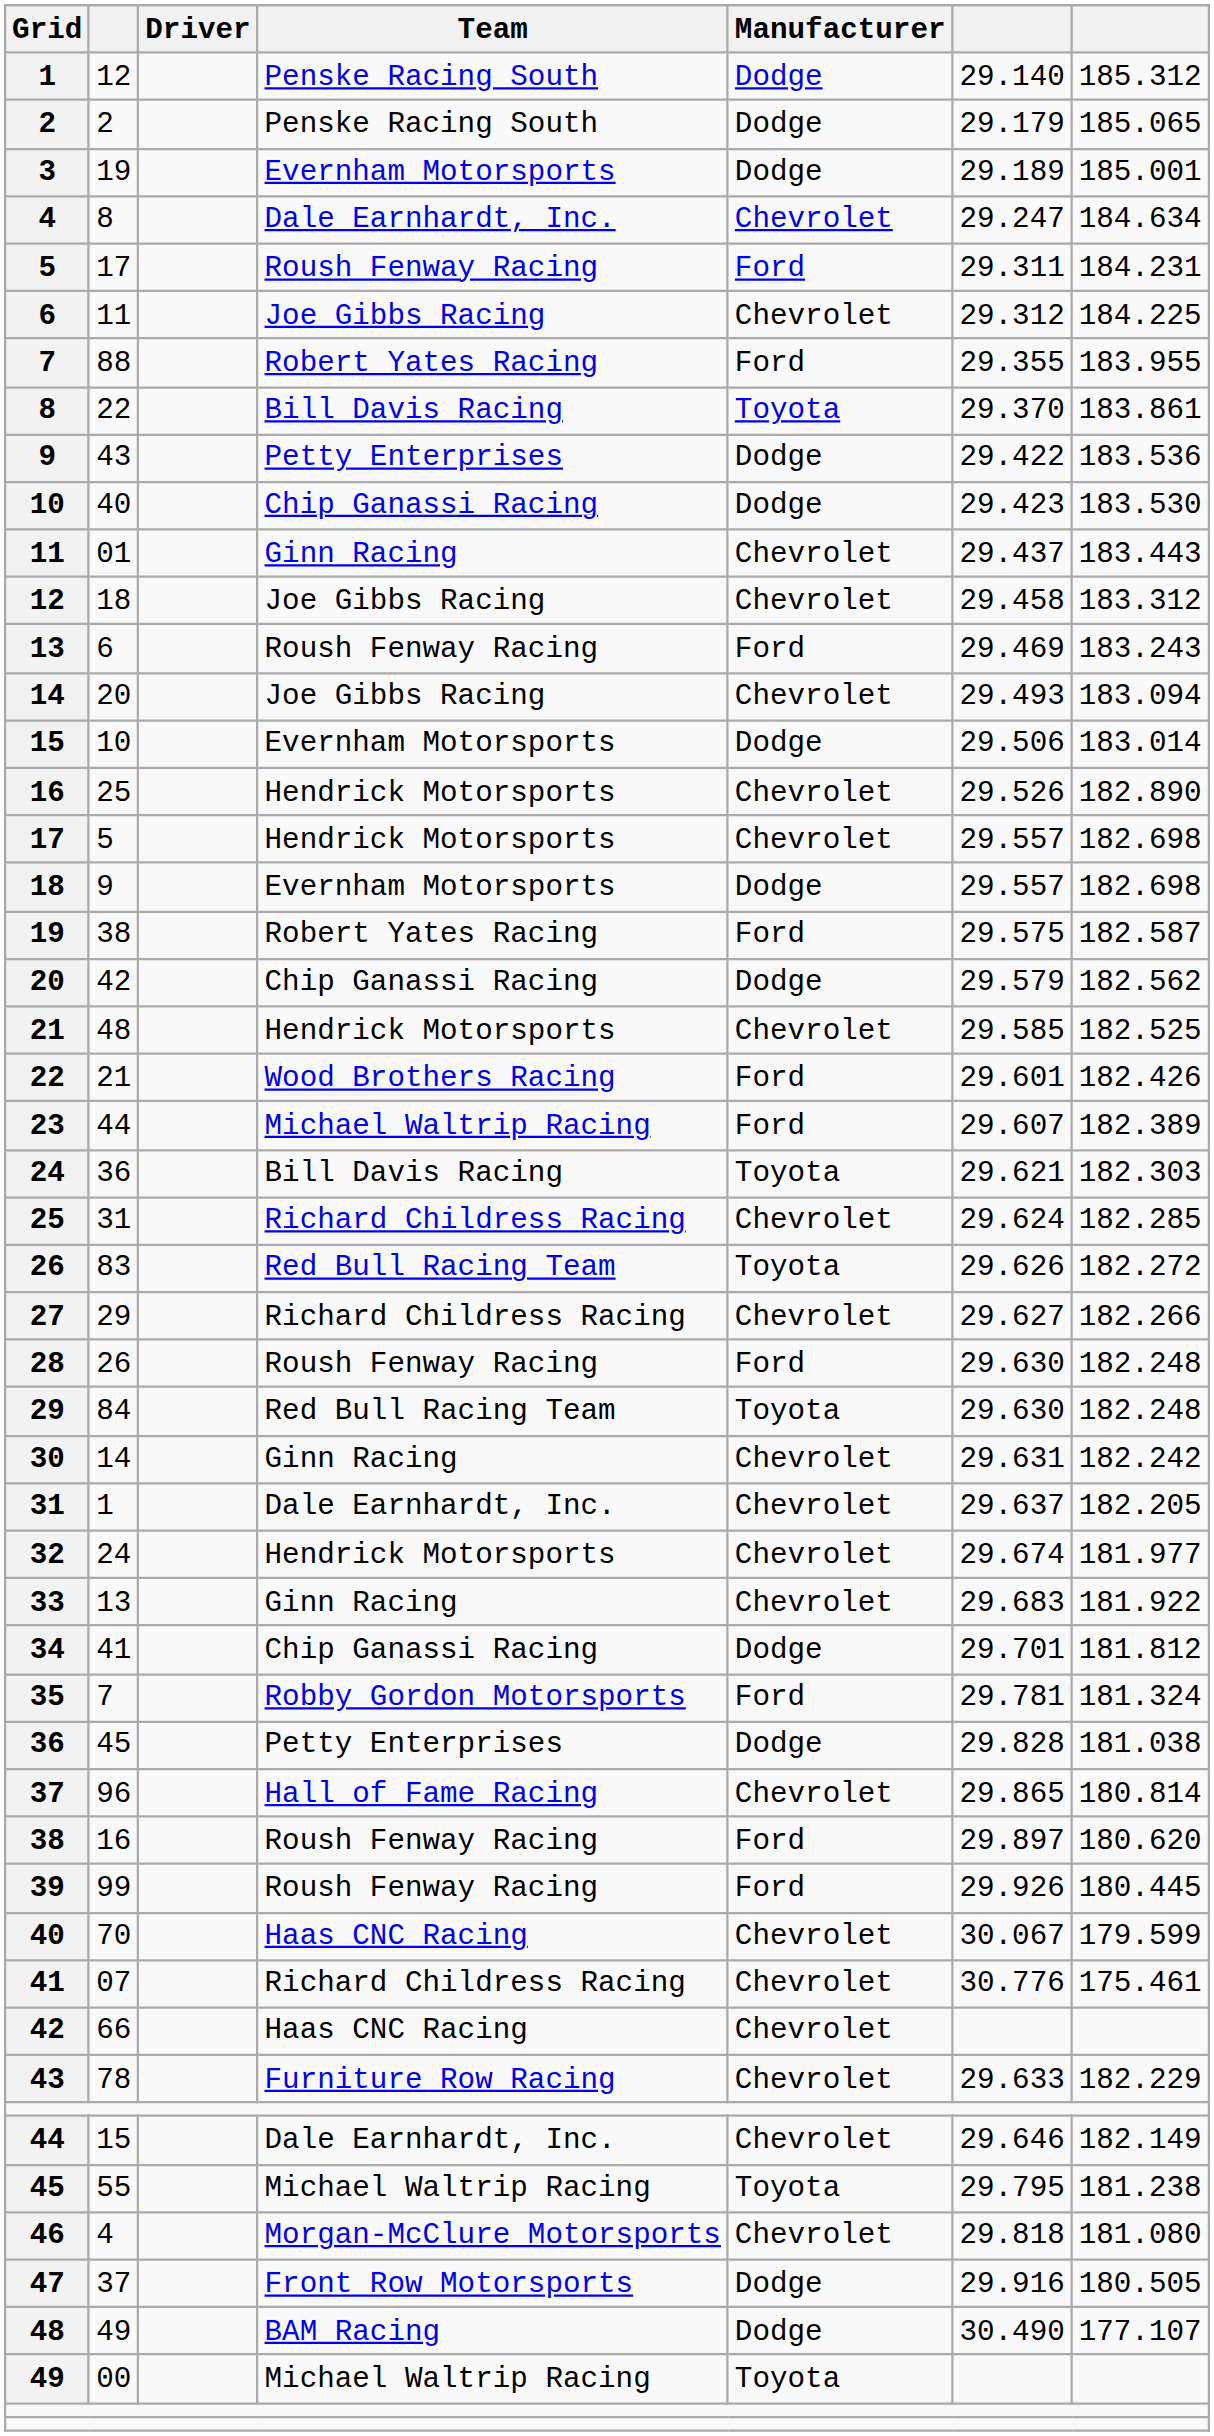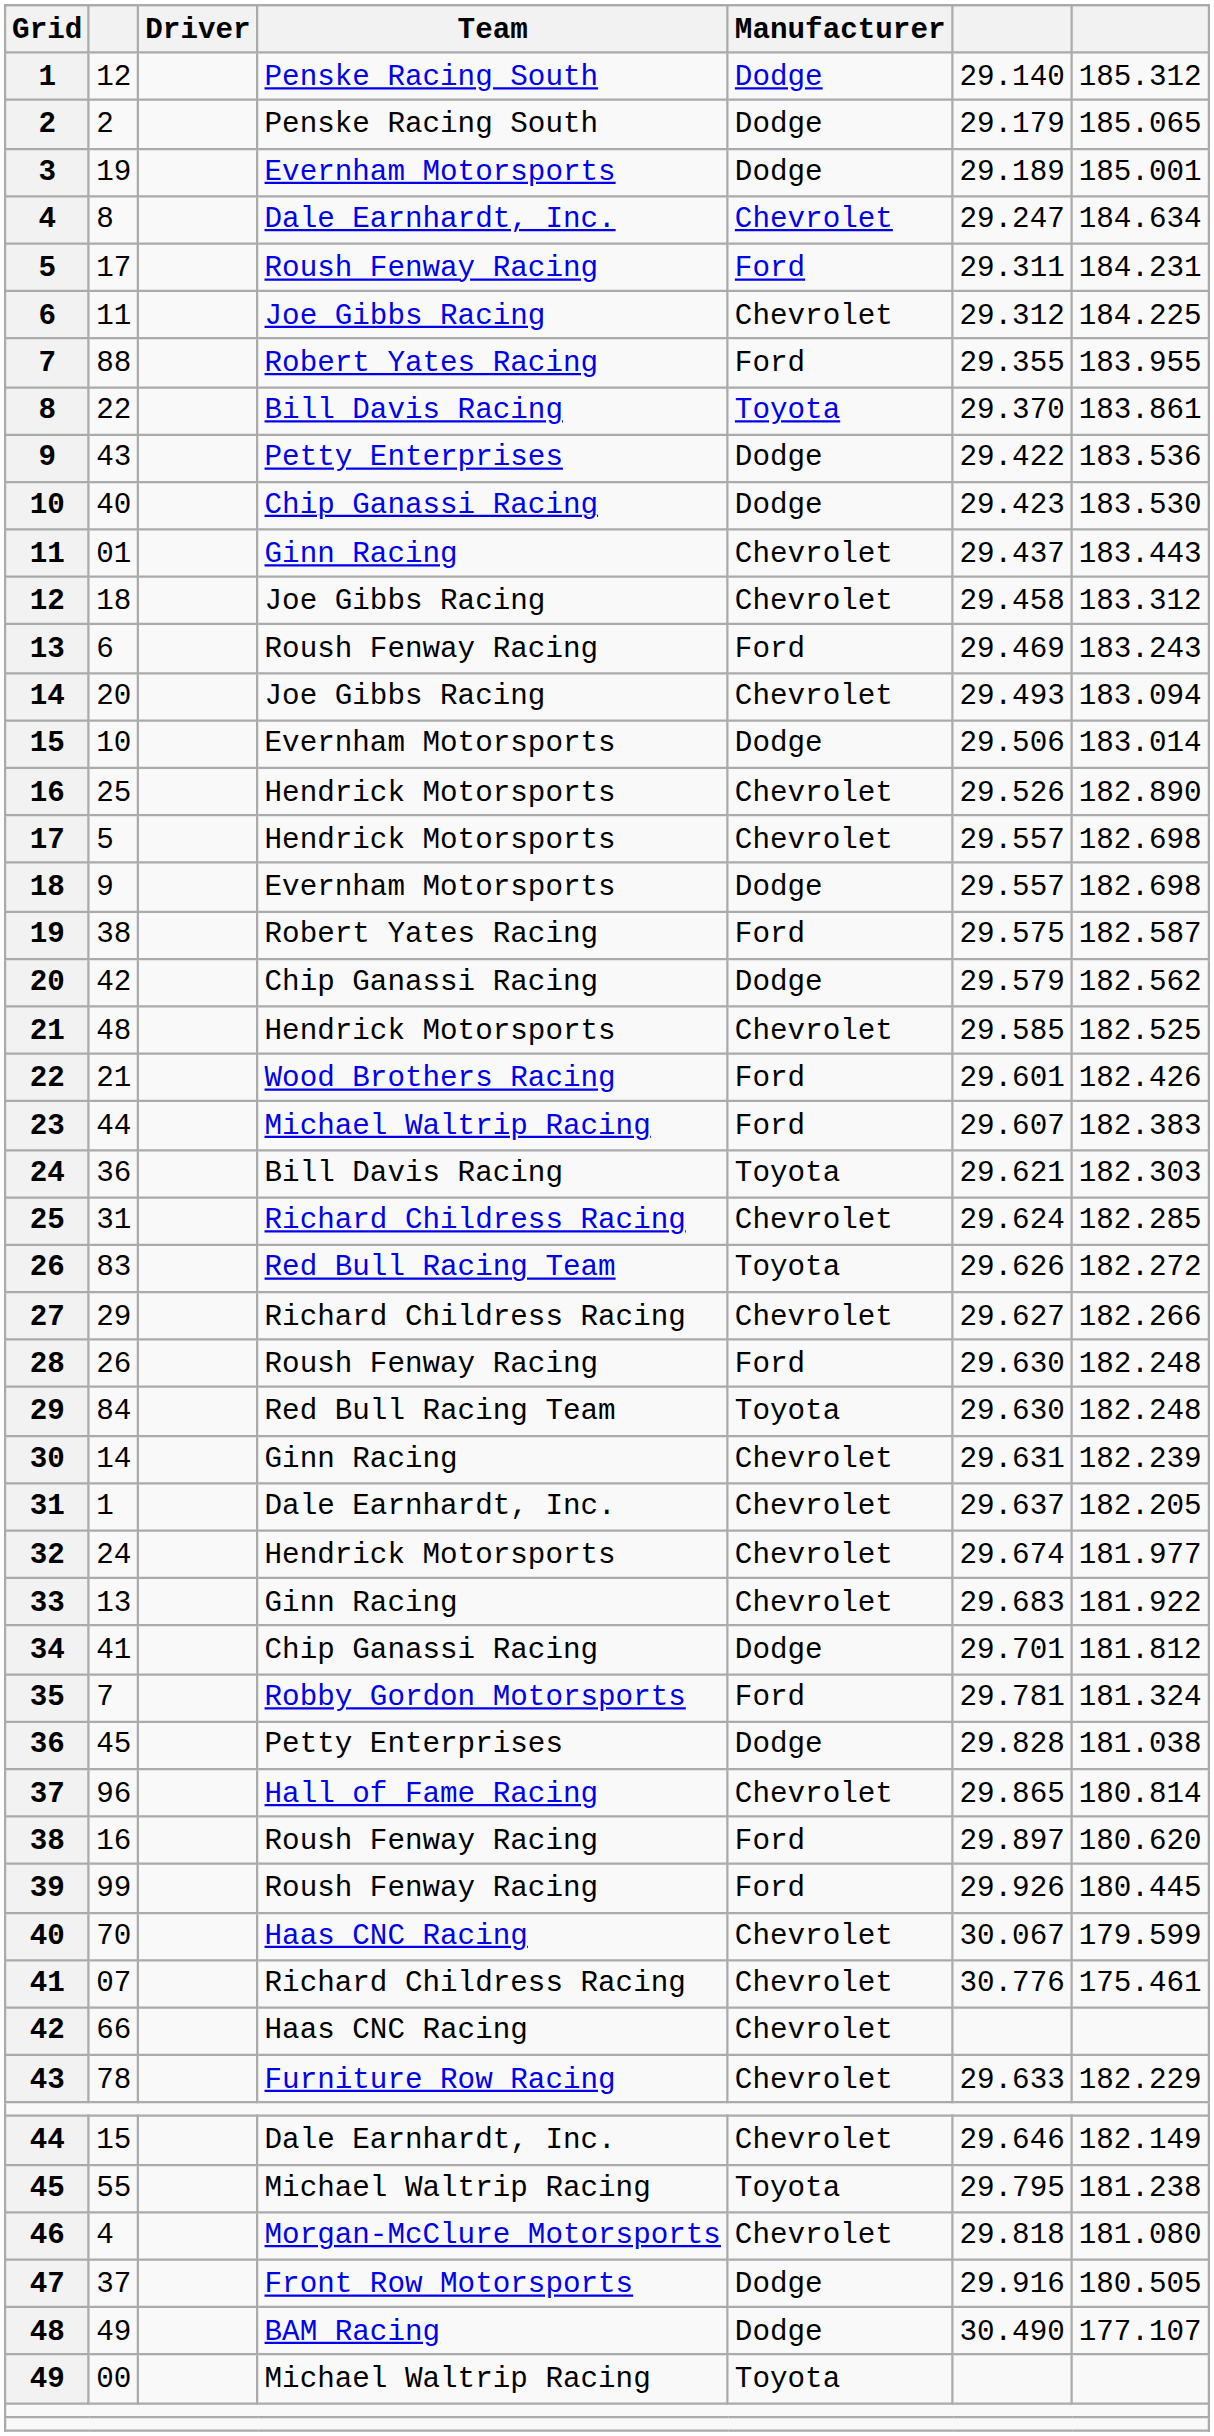(1140, 1125) 182.389 -> (1140, 1125) 182.383
(1140, 1459) 182.242 -> (1140, 1459) 182.239
